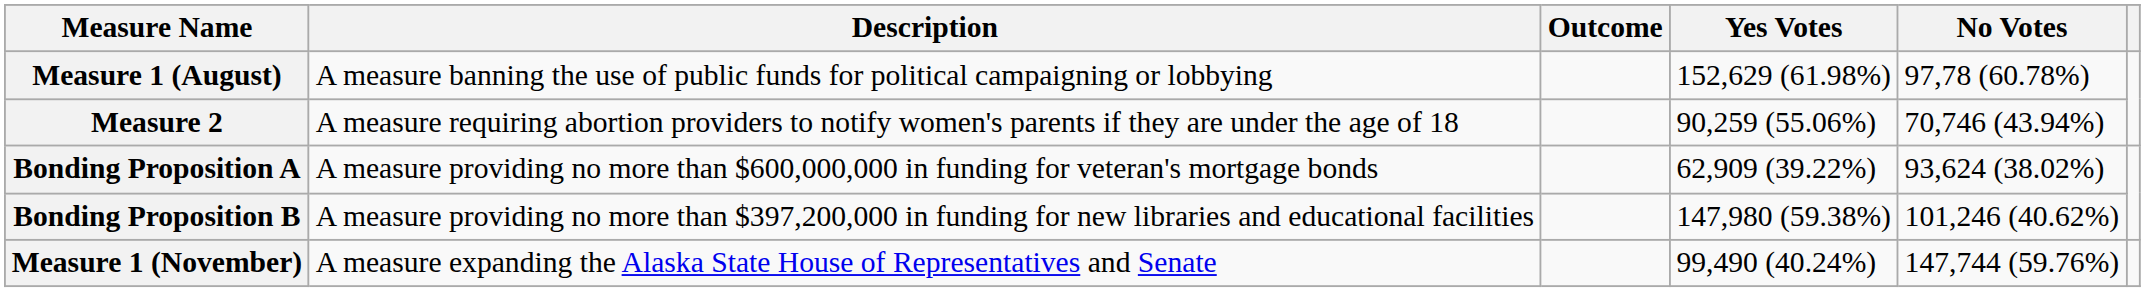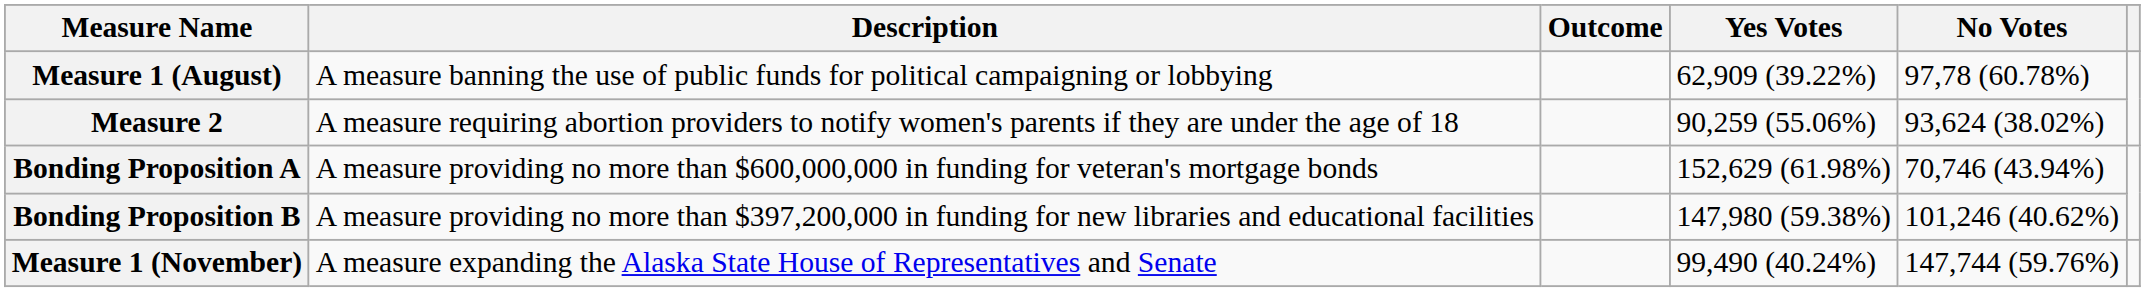(1784, 74) 152,629 (61.98%) -> (1776, 74) 62,909 (39.22%)
(2005, 121) 70,746 (43.94%) -> (2005, 121) 93,624 (38.02%)
(1776, 168) 62,909 (39.22%) -> (1784, 168) 152,629 (61.98%)
(2005, 168) 93,624 (38.02%) -> (2005, 168) 70,746 (43.94%)
